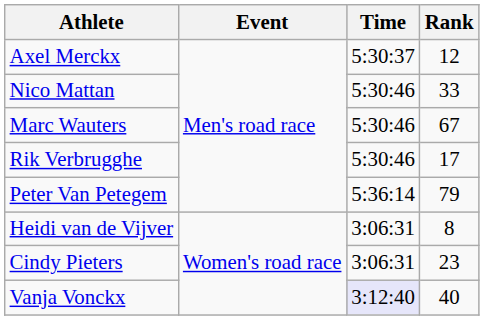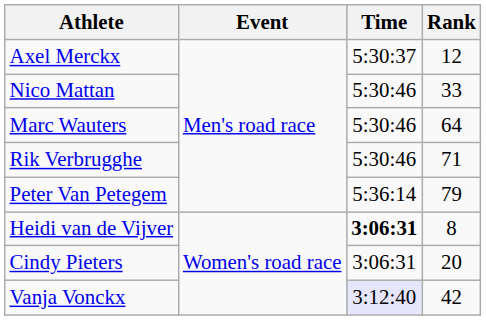(449, 125) 67 -> (451, 125) 64
(449, 159) 17 -> (451, 159) 71
(383, 228) normal -> (384, 228) bold
(449, 263) 23 -> (451, 263) 20
(449, 297) 40 -> (451, 297) 42
